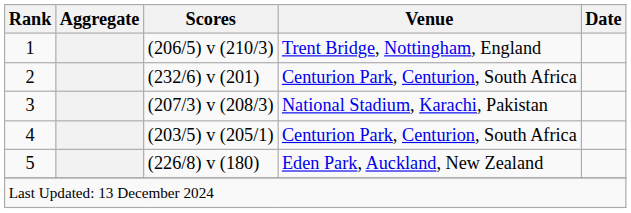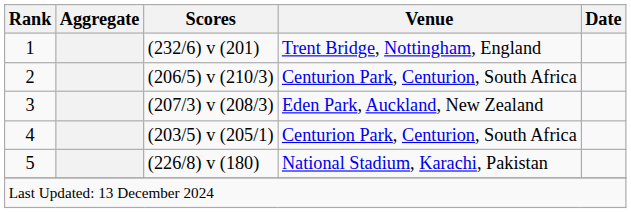(211, 47) (206/5) v (210/3) -> (204, 47) (232/6) v (201)
(204, 76) (232/6) v (201) -> (211, 76) (206/5) v (210/3)
(415, 105) National Stadium, Karachi, Pakistan -> (413, 105) Eden Park, Auckland, New Zealand
(413, 163) Eden Park, Auckland, New Zealand -> (415, 163) National Stadium, Karachi, Pakistan
